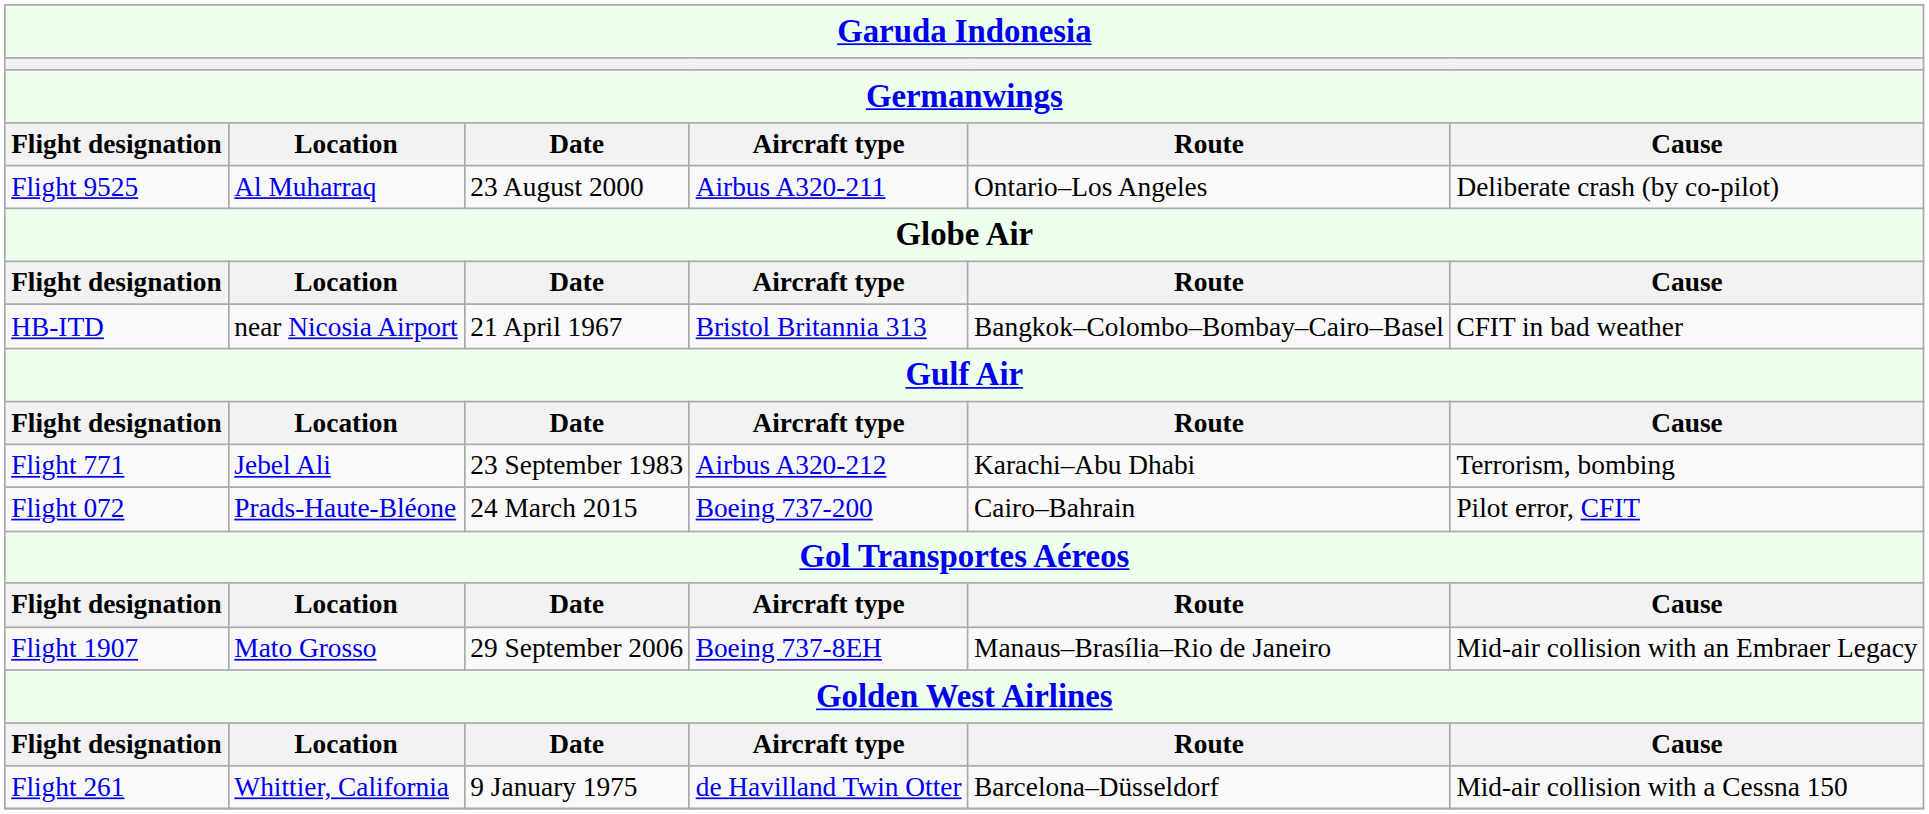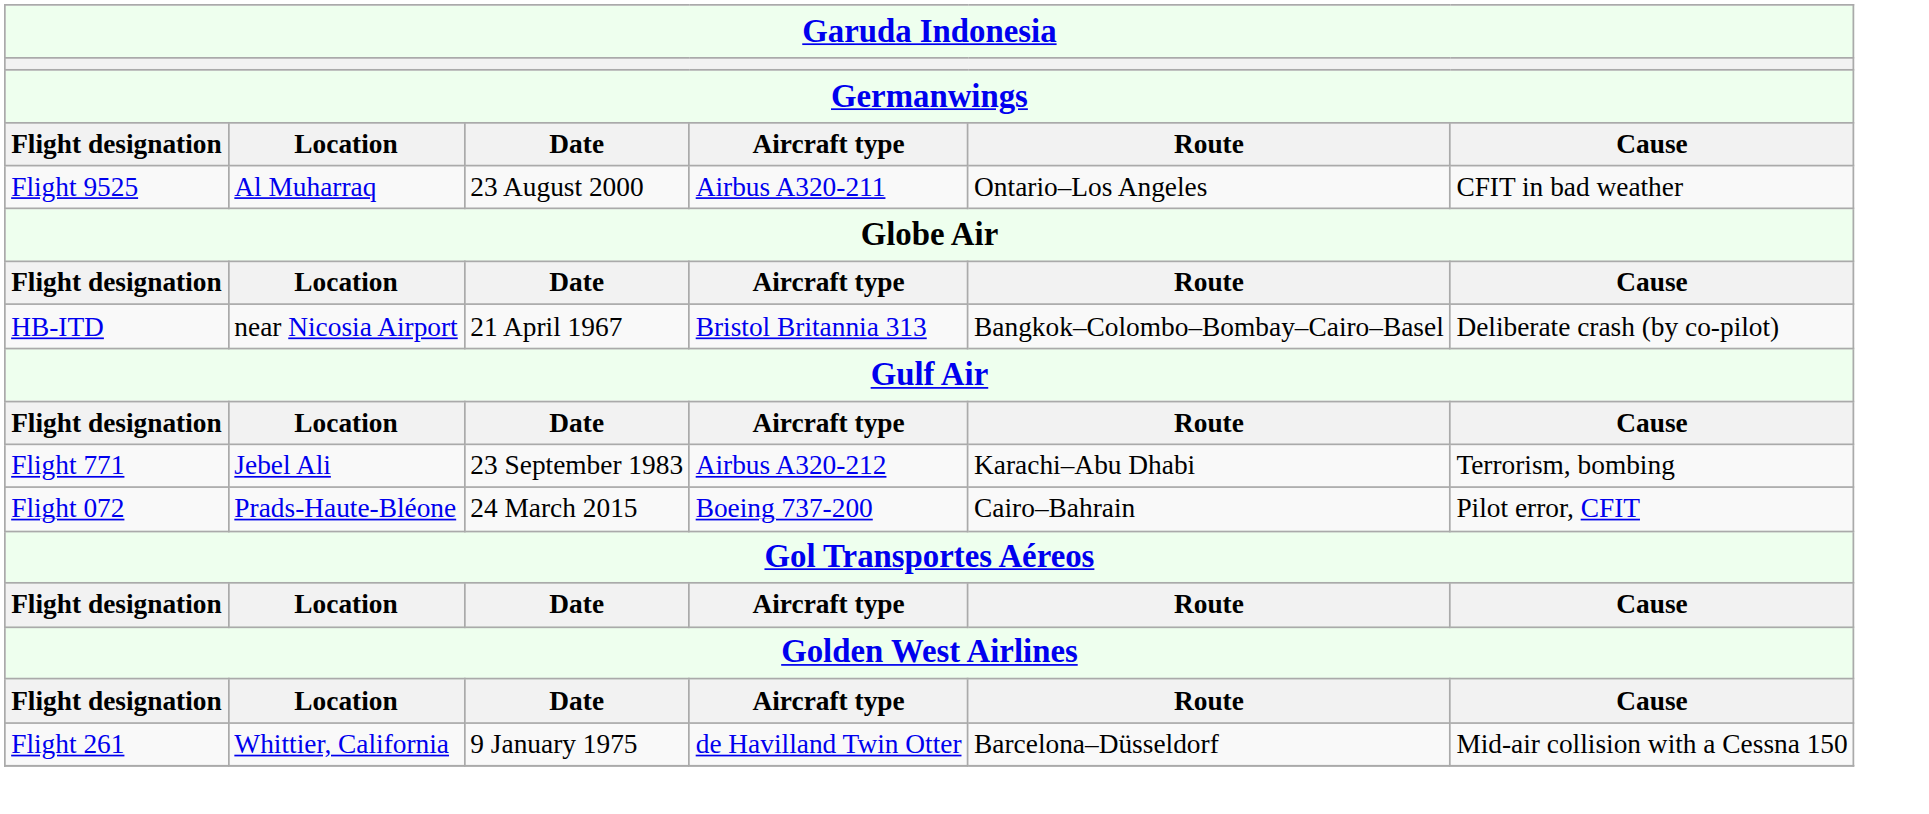(1618, 187) Deliberate crash (by co-pilot) -> (1570, 187) CFIT in bad weather
(1570, 326) CFIT in bad weather -> (1618, 326) Deliberate crash (by co-pilot)
- row: (75, 648)
